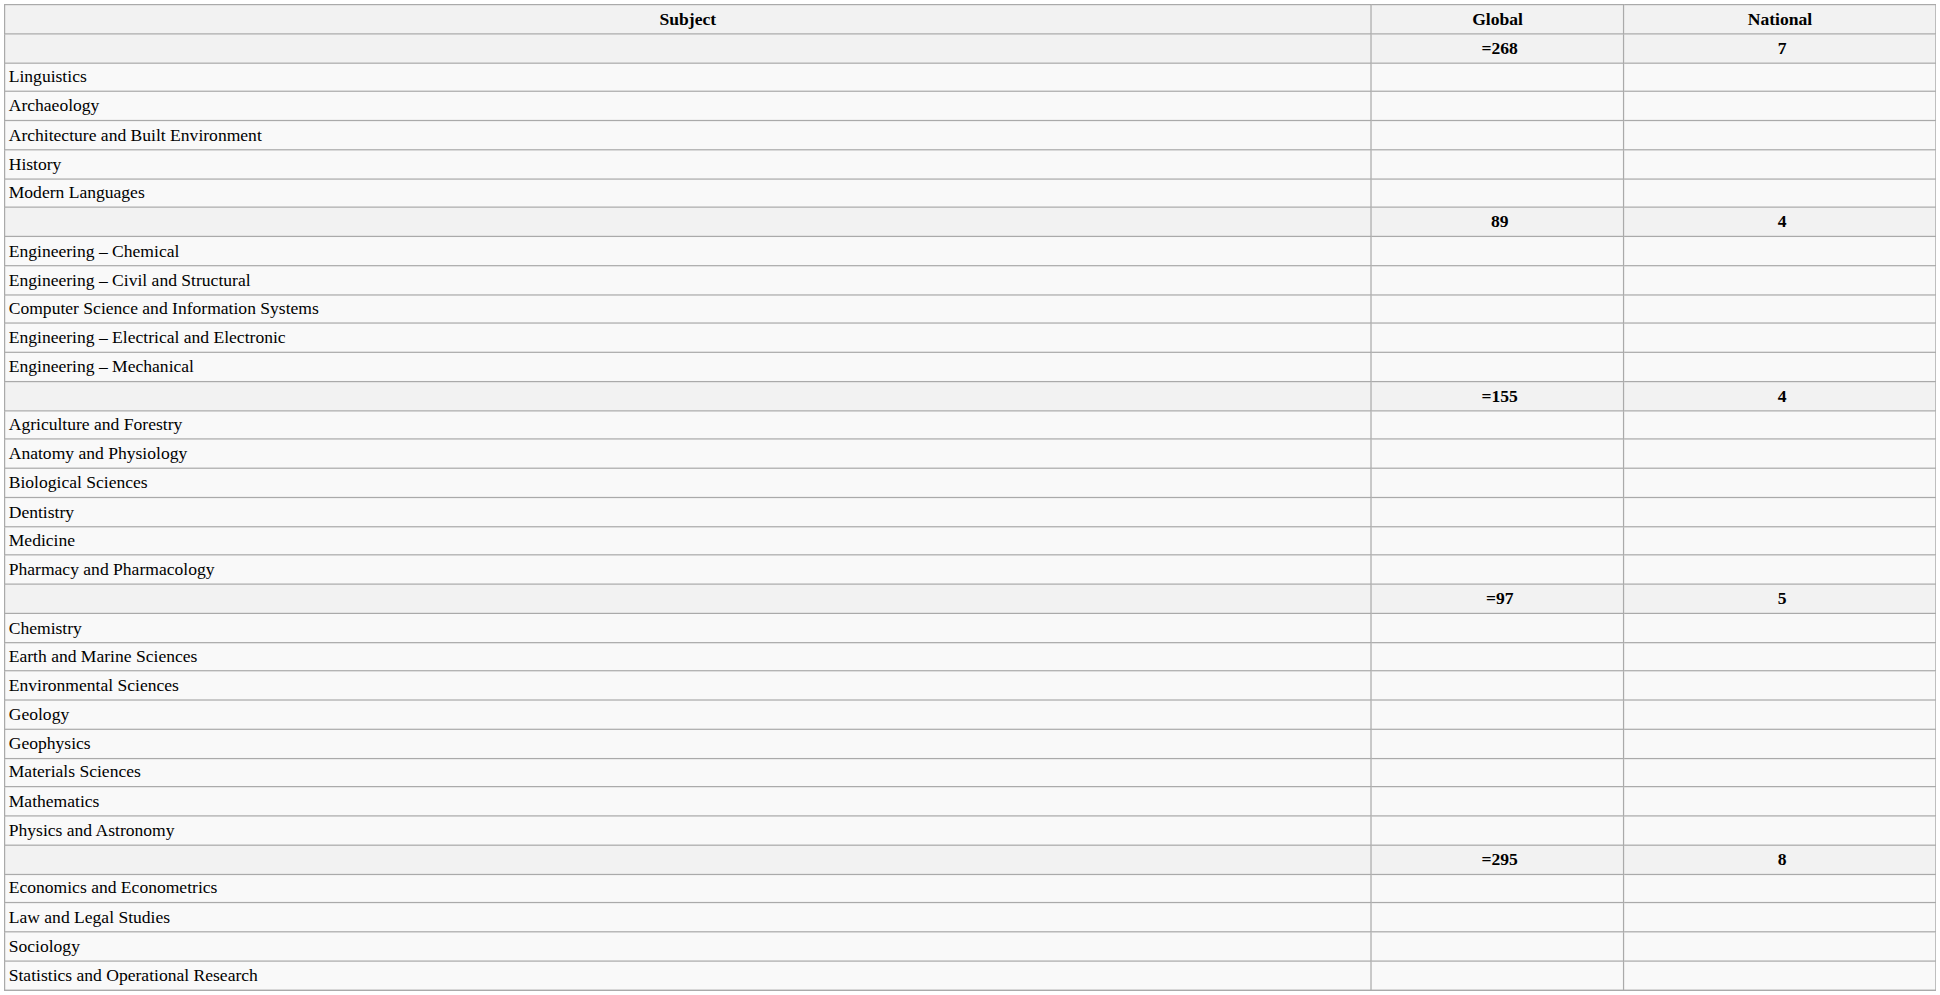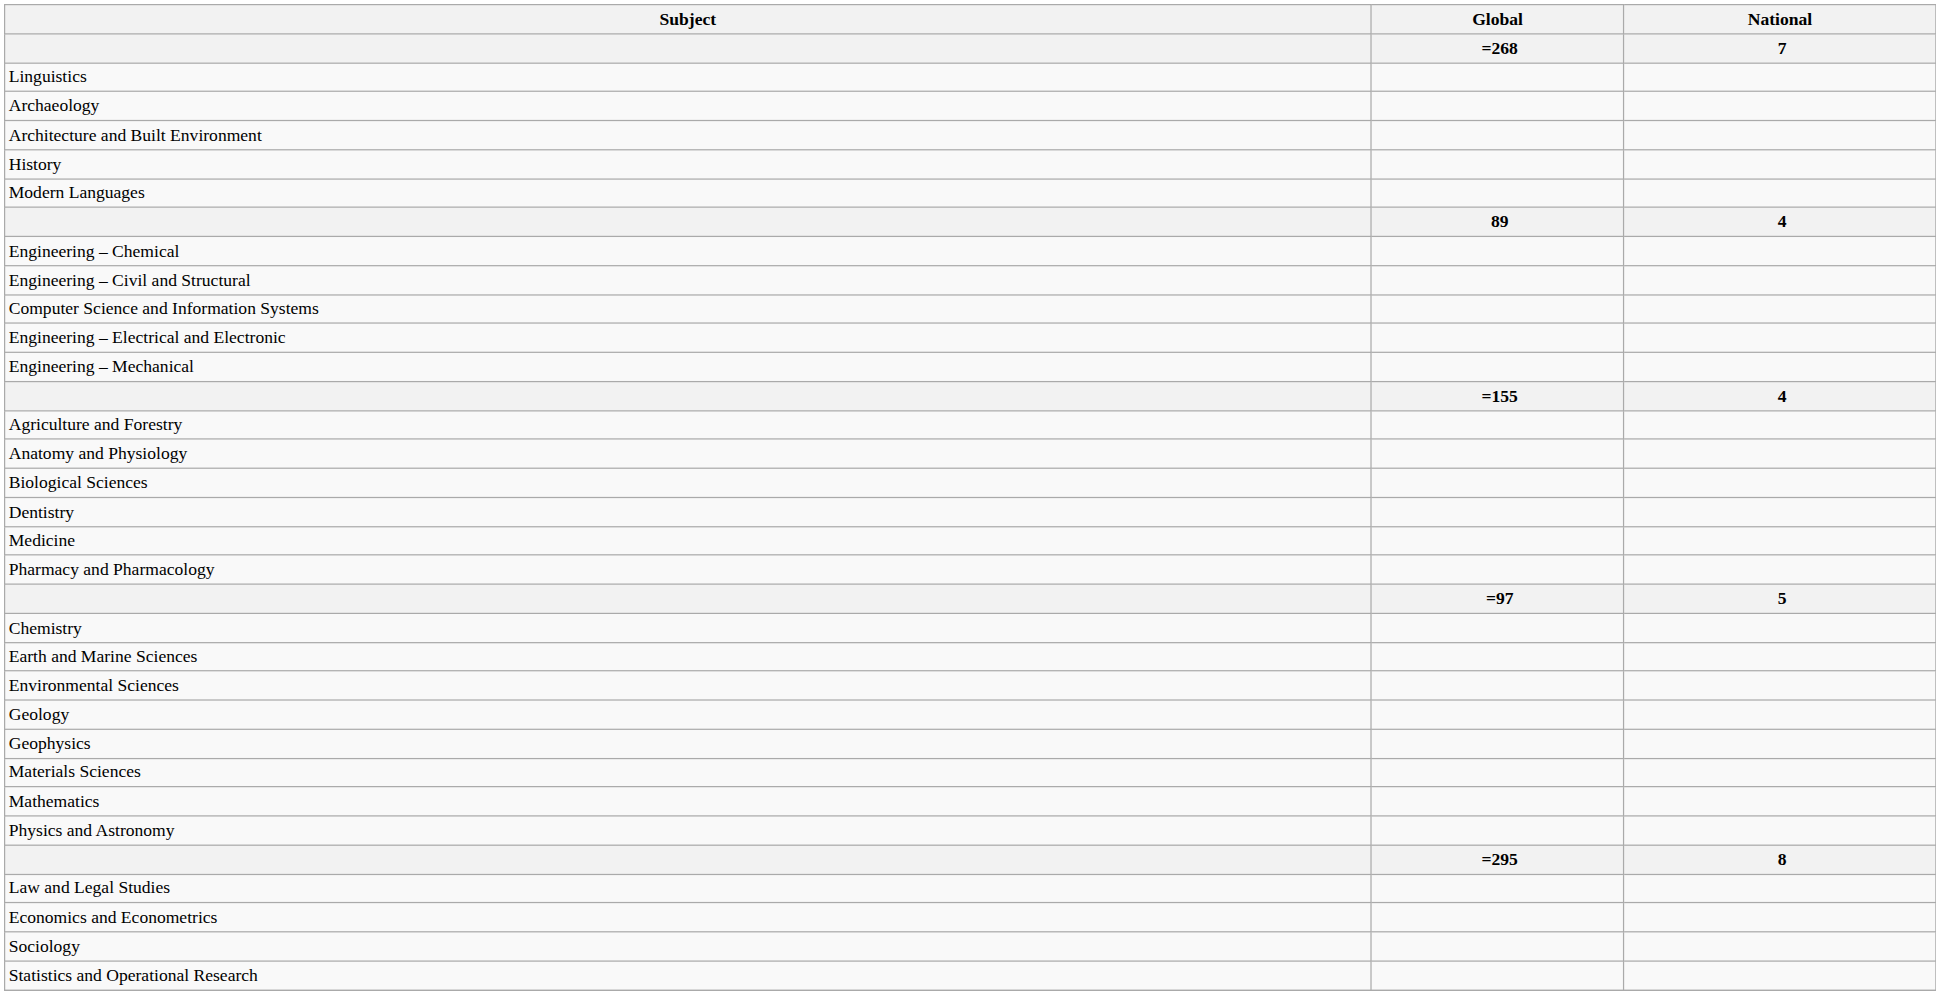rows swapped: (113, 888) <-> (89, 917)
